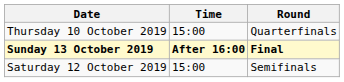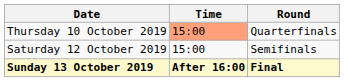(189, 31) no background -> (189, 31) lightsalmon background
rows swapped: (87, 67) <-> (80, 49)
